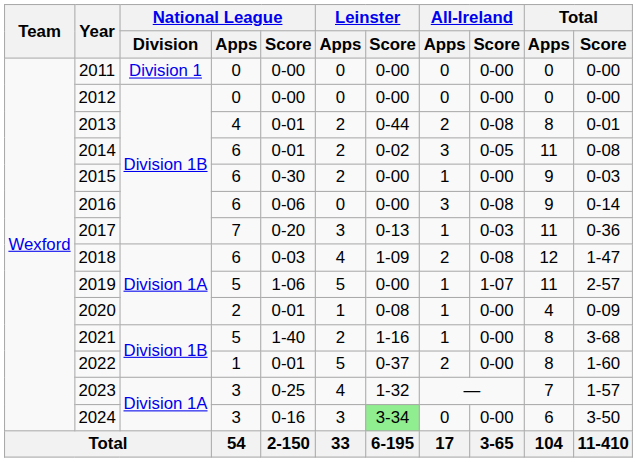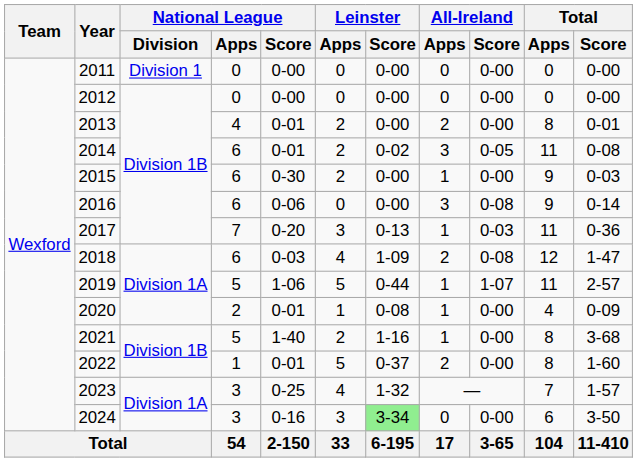(393, 124) 0-44 -> (393, 124) 0-00
(497, 124) 0-08 -> (497, 124) 0-00
(393, 284) 0-00 -> (393, 284) 0-44
